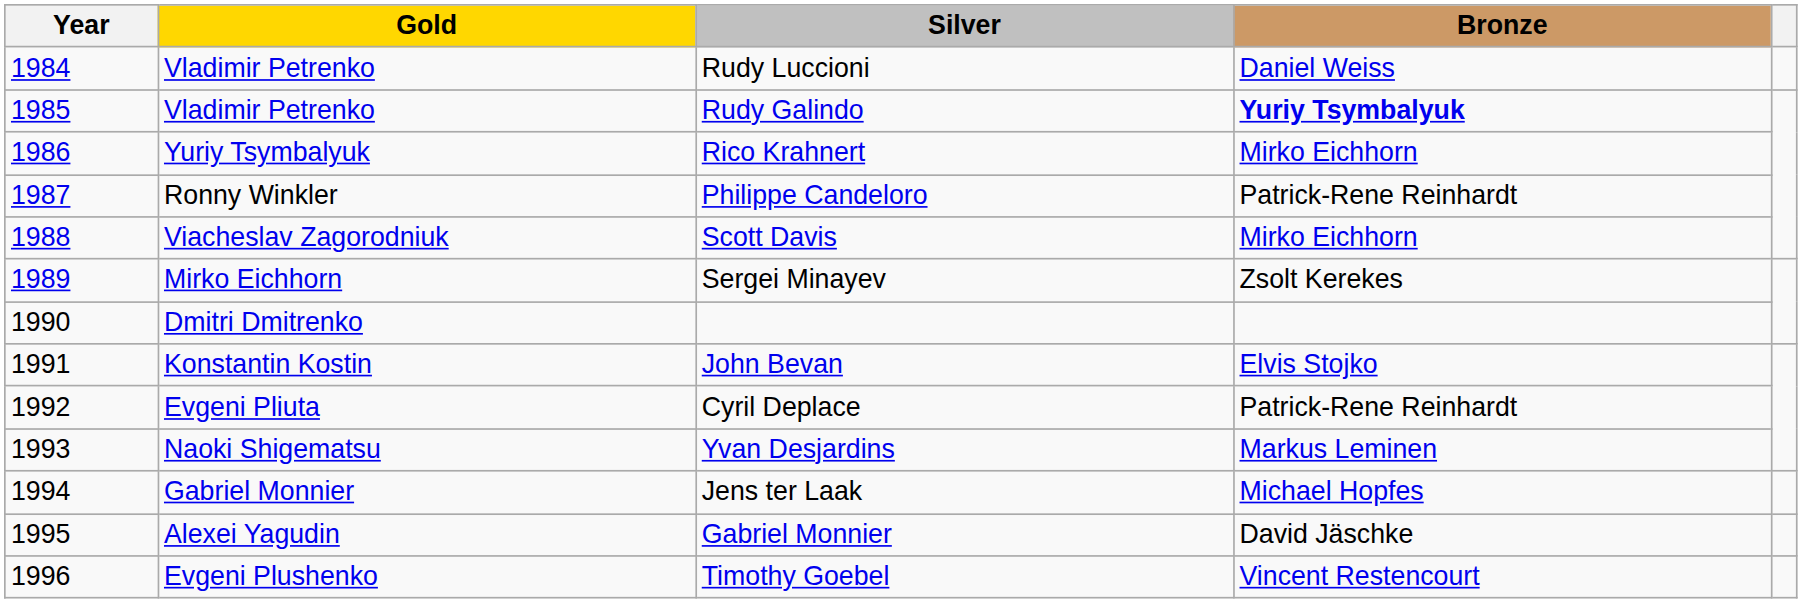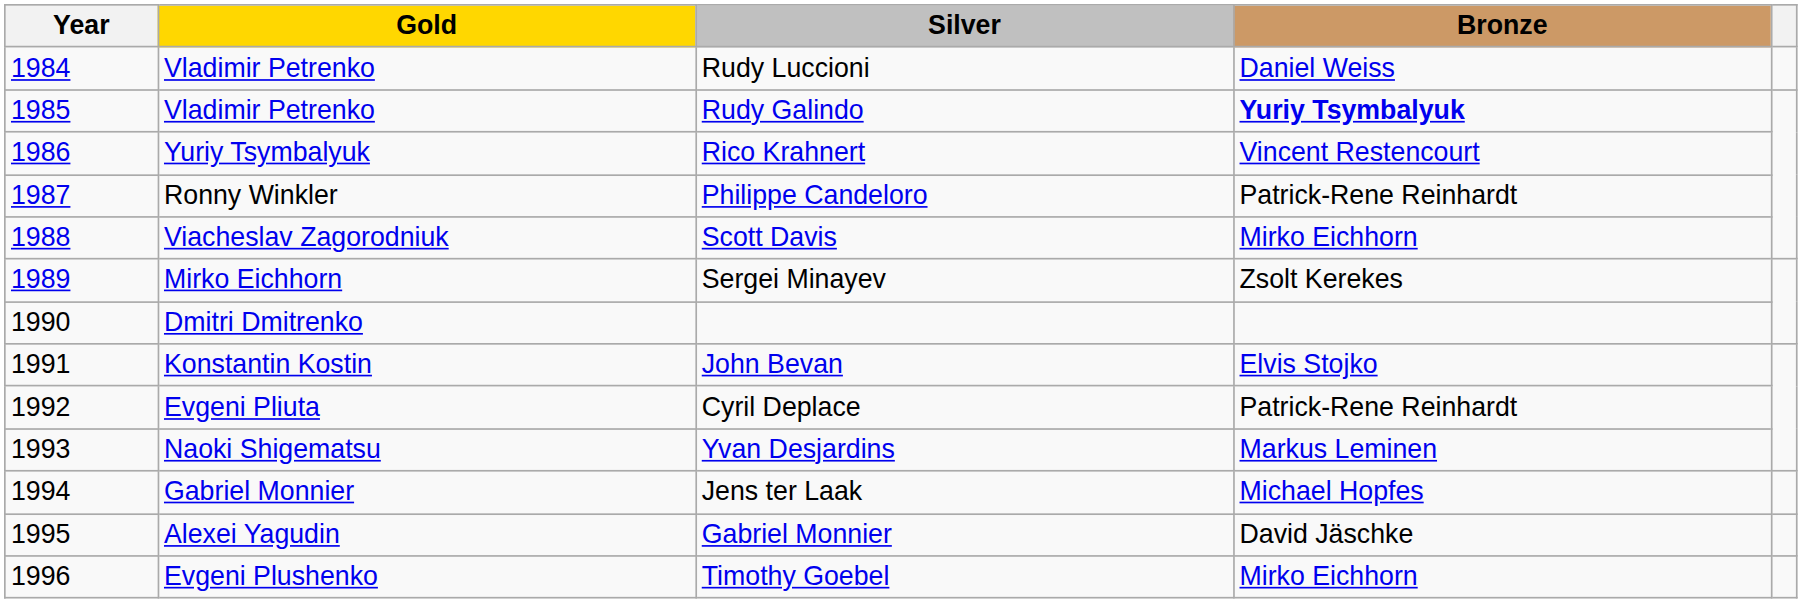(1329, 152) Mirko Eichhorn -> (1360, 152) Vincent Restencourt
(1360, 576) Vincent Restencourt -> (1329, 576) Mirko Eichhorn
